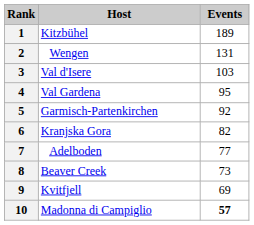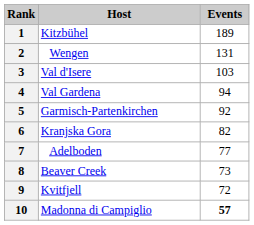(225, 92) 95 -> (225, 92) 94
(225, 190) 69 -> (225, 190) 72
